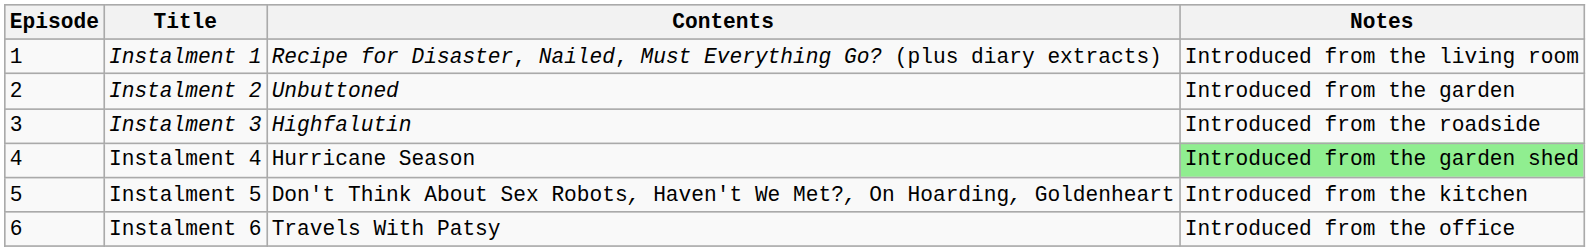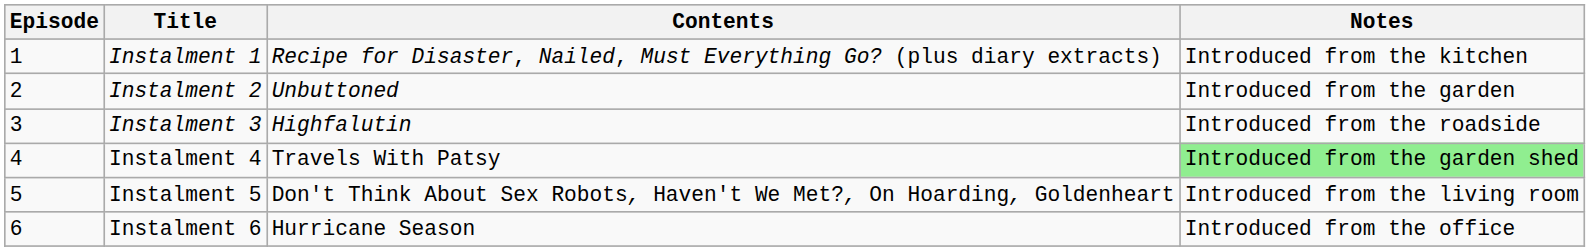(1382, 57) Introduced from the living room -> (1356, 57) Introduced from the kitchen
(373, 160) Hurricane Season -> (386, 160) Travels With Patsy
(1356, 195) Introduced from the kitchen -> (1382, 195) Introduced from the living room
(386, 229) Travels With Patsy -> (373, 229) Hurricane Season
